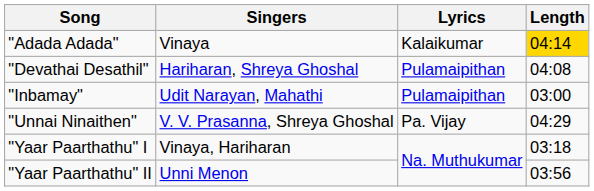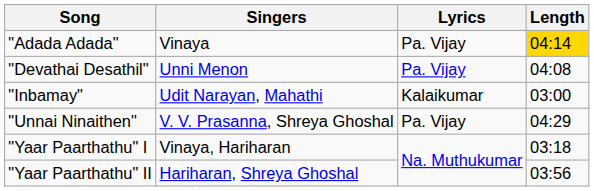(442, 44) Kalaikumar -> (433, 44) Pa. Vijay
(259, 70) Hariharan, Shreya Ghoshal -> (204, 70) Unni Menon
(453, 70) Pulamaipithan -> (433, 70) Pa. Vijay
(453, 96) Pulamaipithan -> (442, 96) Kalaikumar
(204, 174) Unni Menon -> (259, 174) Hariharan, Shreya Ghoshal
